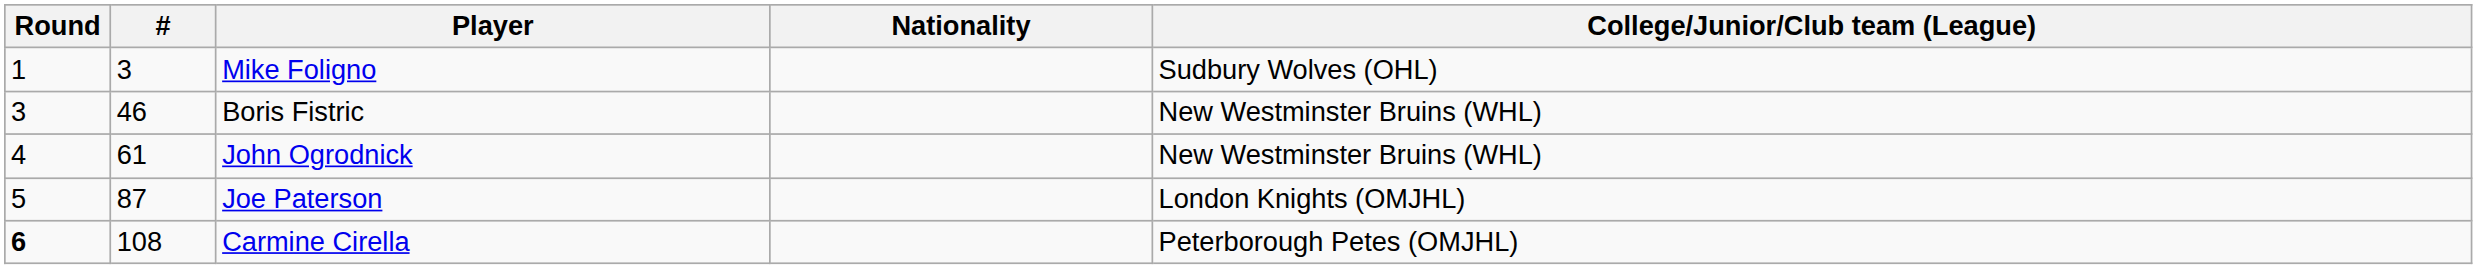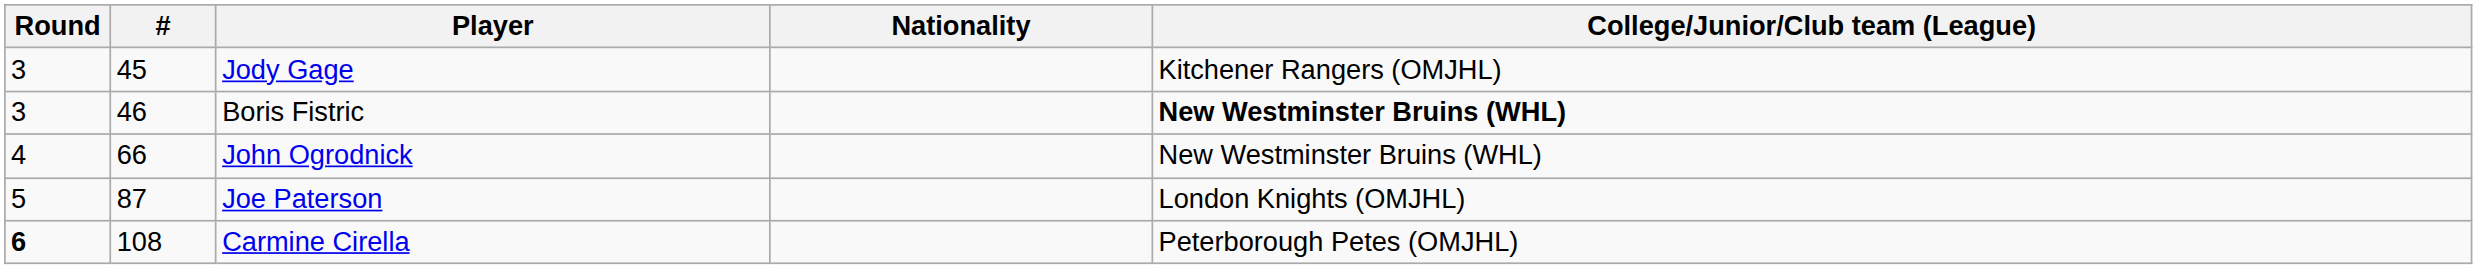- row: (299, 69)
+ row: (288, 69)
(1350, 112) normal -> (1362, 112) bold
(132, 155) 61 -> (132, 155) 66
